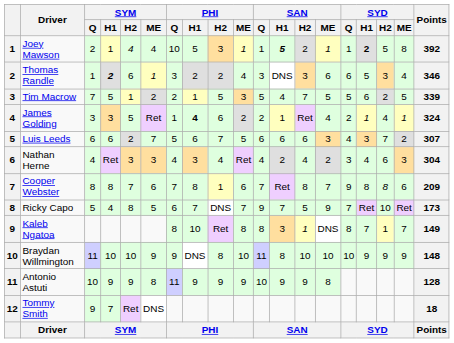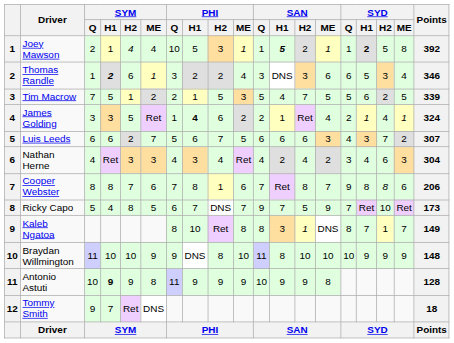(432, 186) 209 -> (432, 186) 206
(111, 282) normal -> (111, 282) bold
